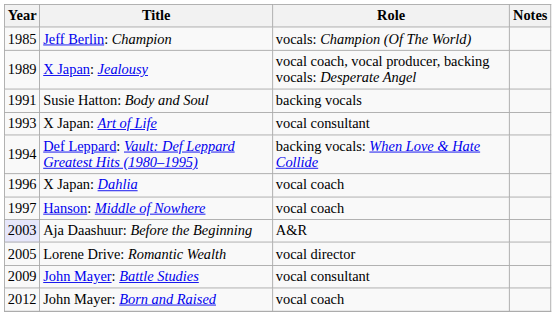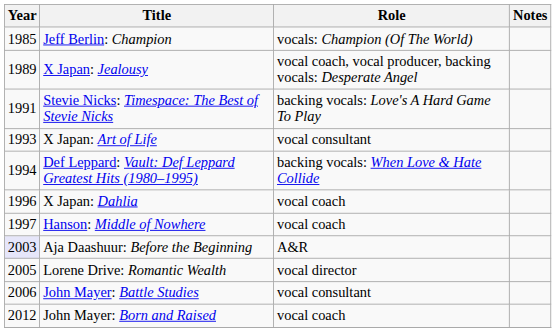- row: (126, 100)
+ row: (151, 108)
(22, 276) 2009 -> (22, 292) 2006
